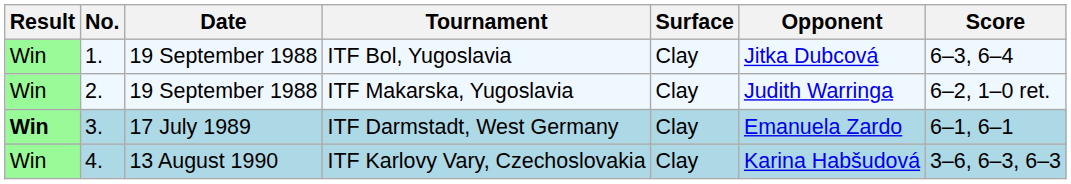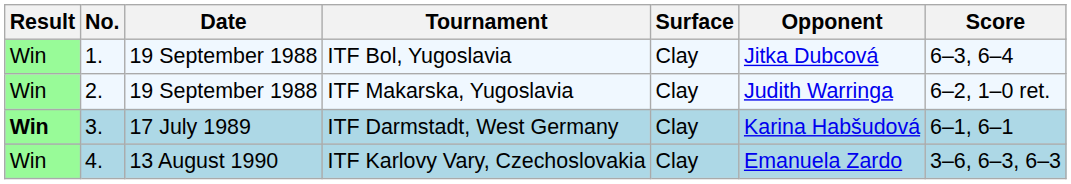(823, 125) Emanuela Zardo -> (832, 125) Karina Habšudová
(832, 160) Karina Habšudová -> (823, 160) Emanuela Zardo
